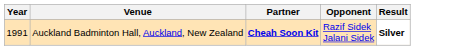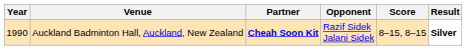+ column: (402, 12)
(17, 33) 1991 -> (17, 33) 1990
